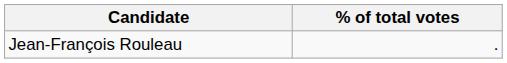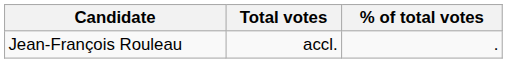+ column: (284, 17)
